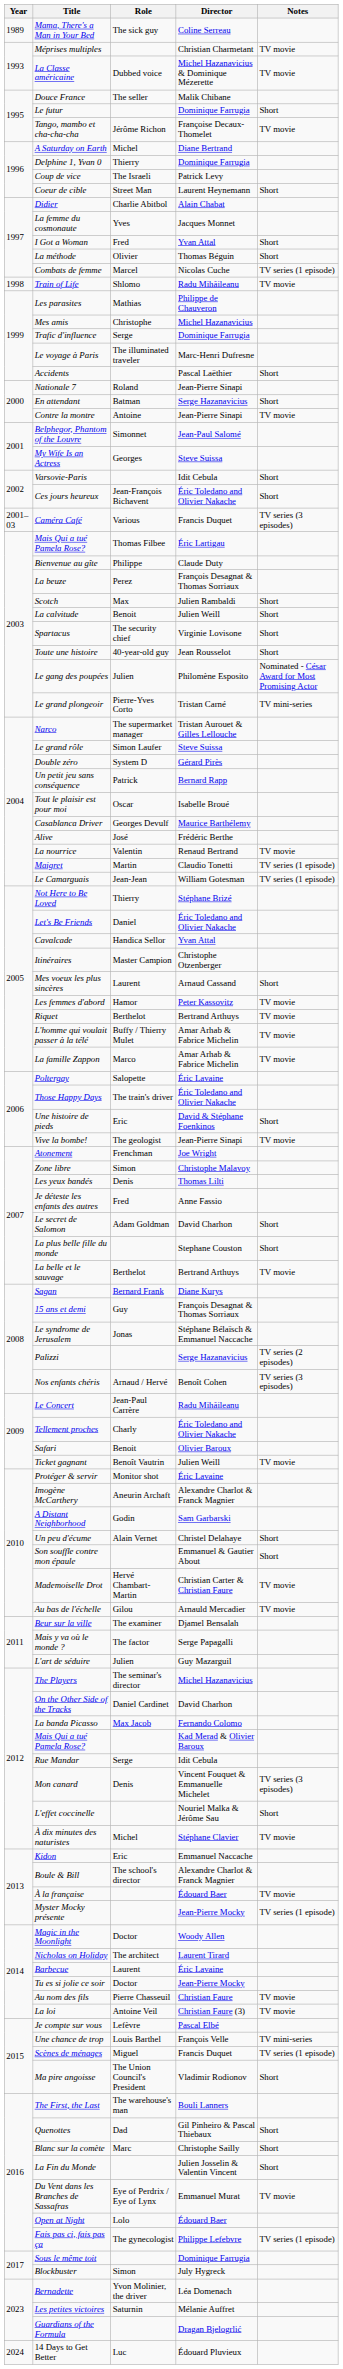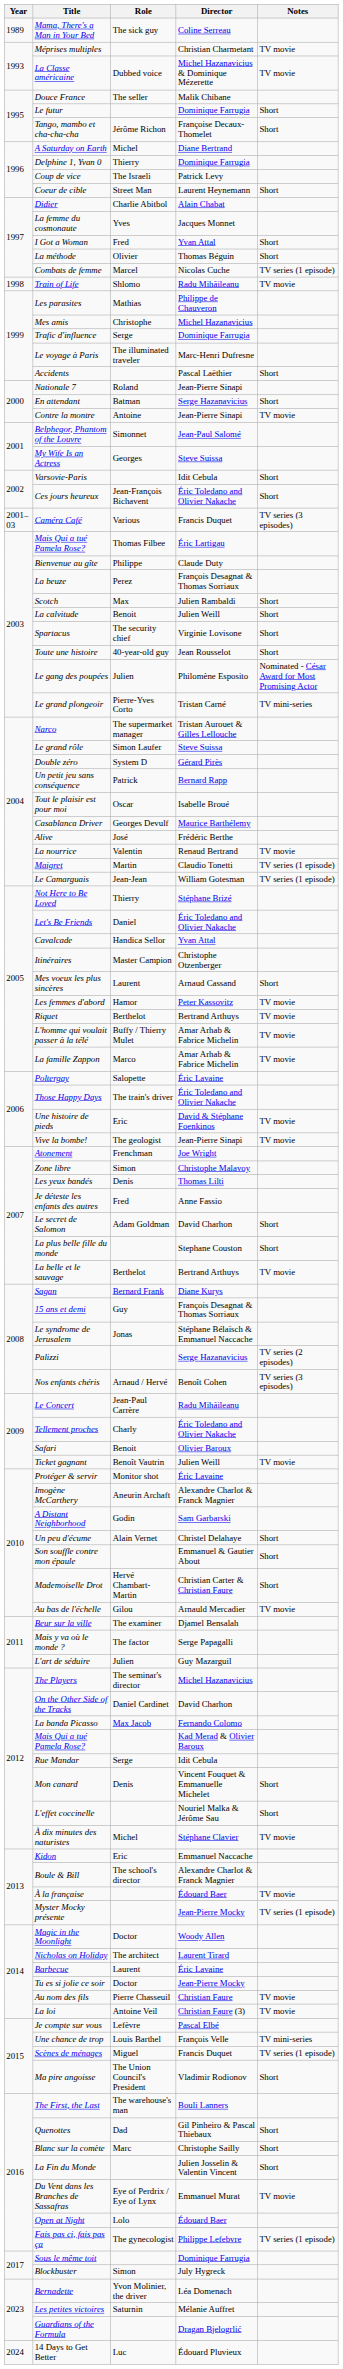(277, 129) TV movie -> (269, 129) Short
(269, 1121) Short -> (277, 1121) TV movie
(277, 1585) TV movie -> (269, 1585) Short
(281, 1784) TV series (3 episodes) -> (269, 1784) Short
